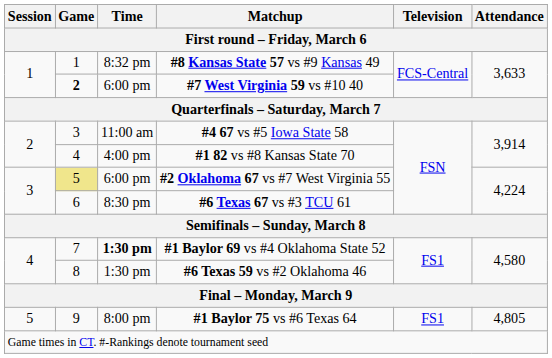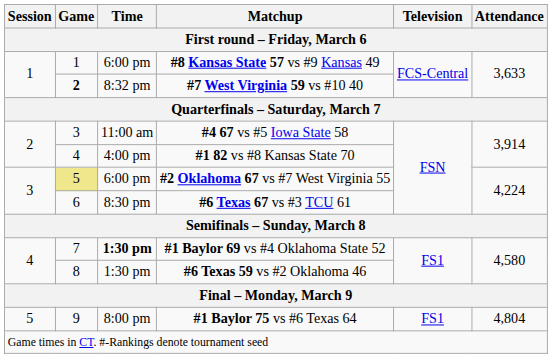(127, 63) 8:32 pm -> (127, 63) 6:00 pm
(127, 86) 6:00 pm -> (127, 86) 8:32 pm
(509, 319) 4,805 -> (509, 319) 4,804
